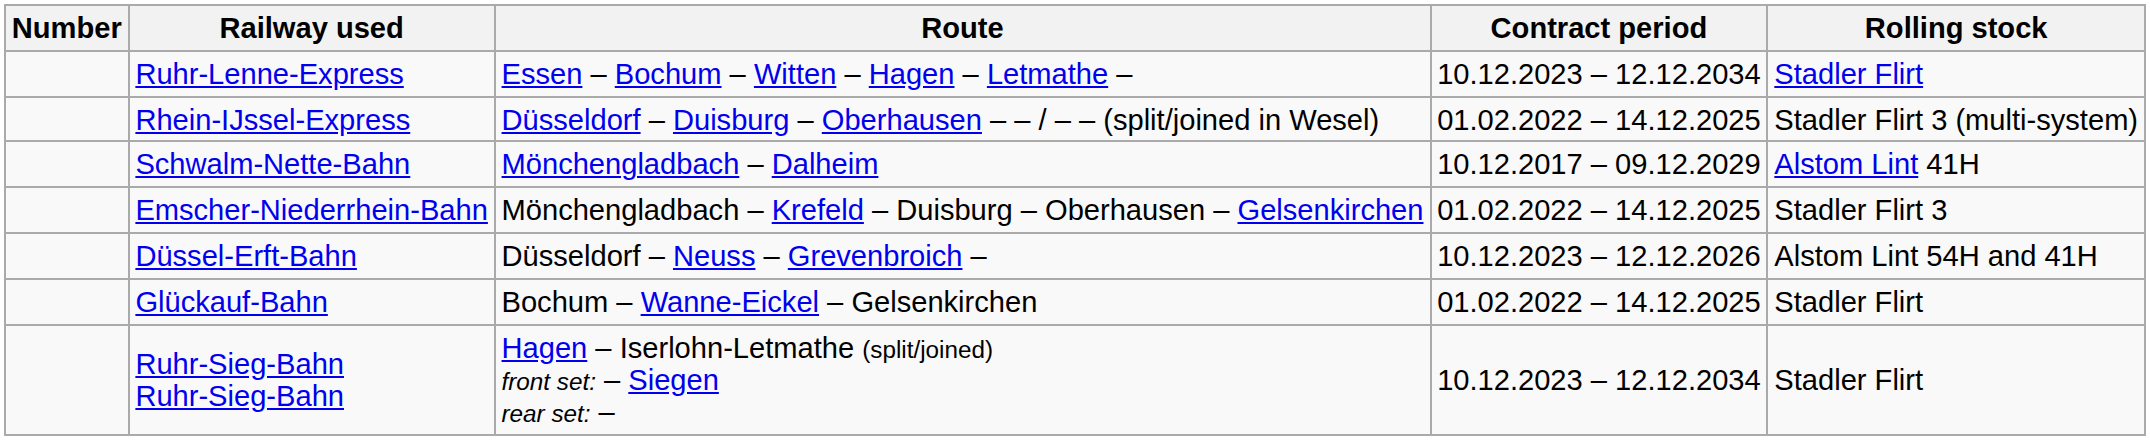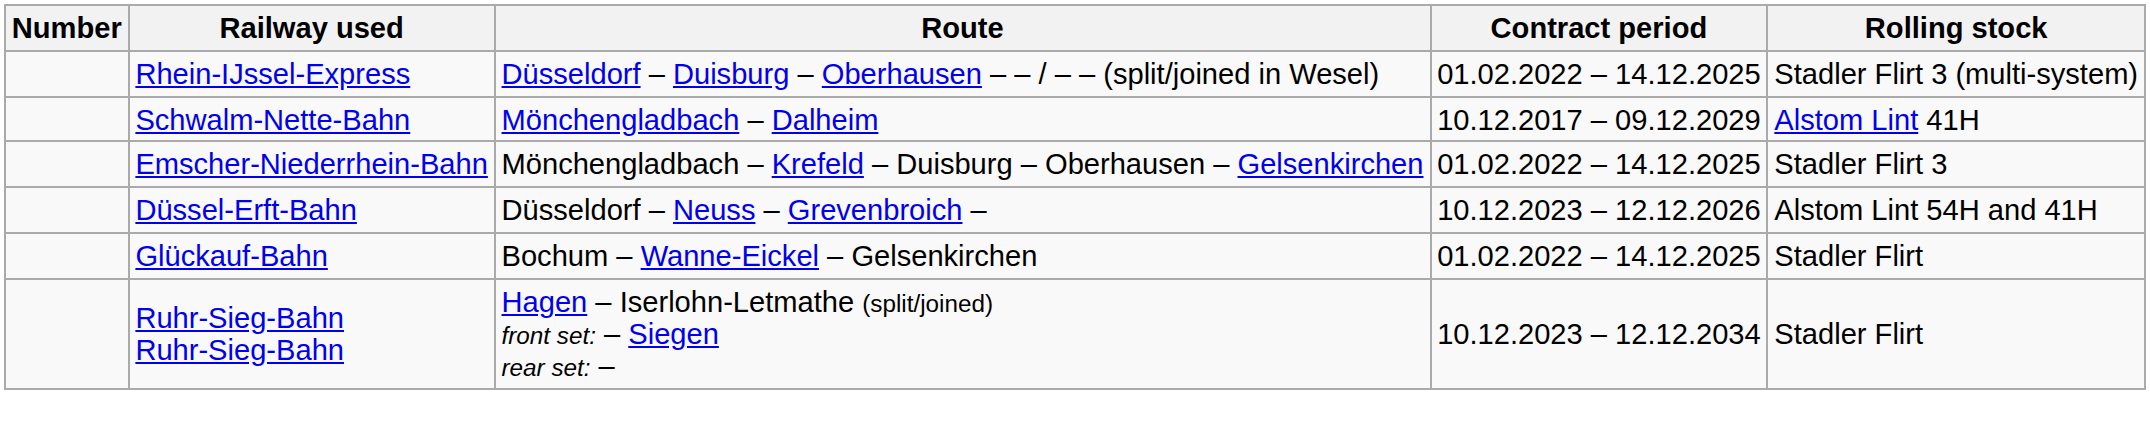- row: (270, 73)
